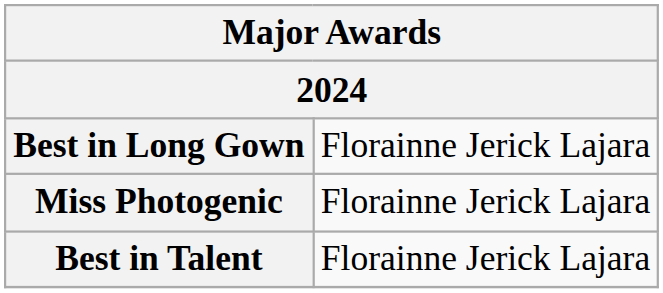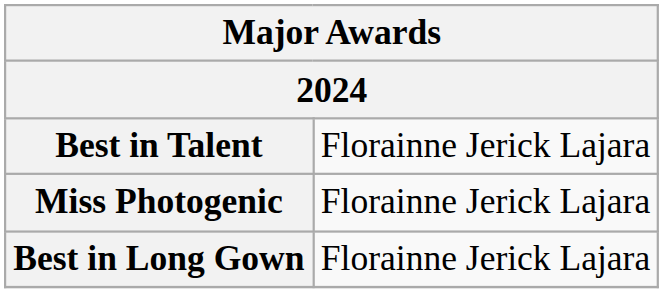rows swapped: (159, 257) <-> (159, 145)
